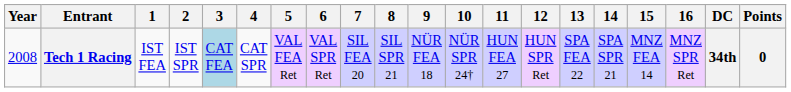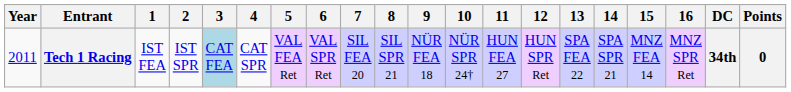(23, 57) 2008 -> (23, 57) 2011
